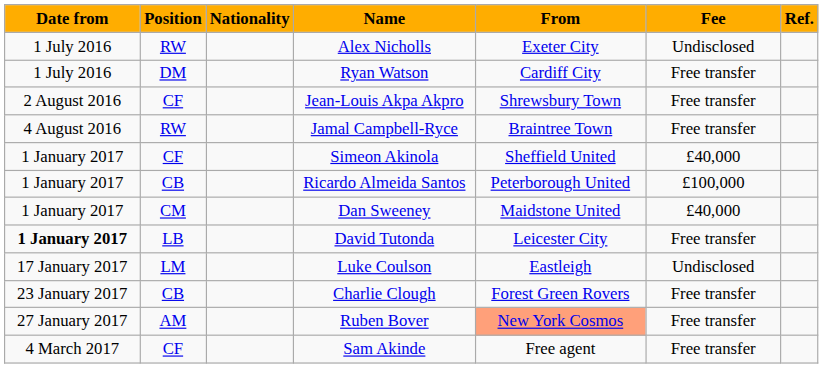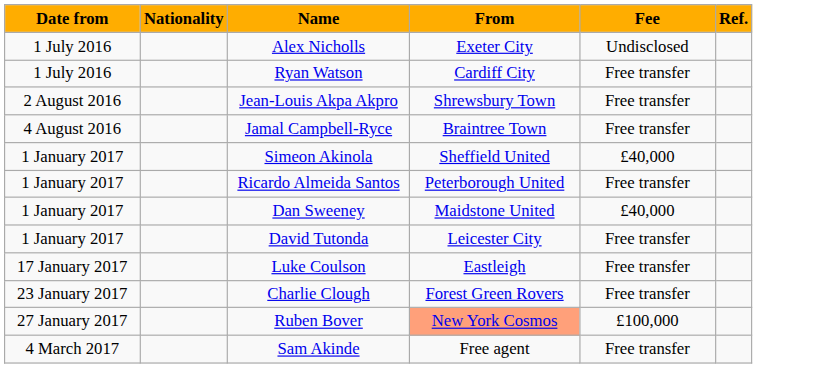- column: (173, 18)
(713, 183) £100,000 -> (647, 183) Free transfer
(72, 239) bold -> (72, 239) normal
(713, 266) Undisclosed -> (647, 266) Free transfer
(713, 321) Free transfer -> (647, 321) £100,000
